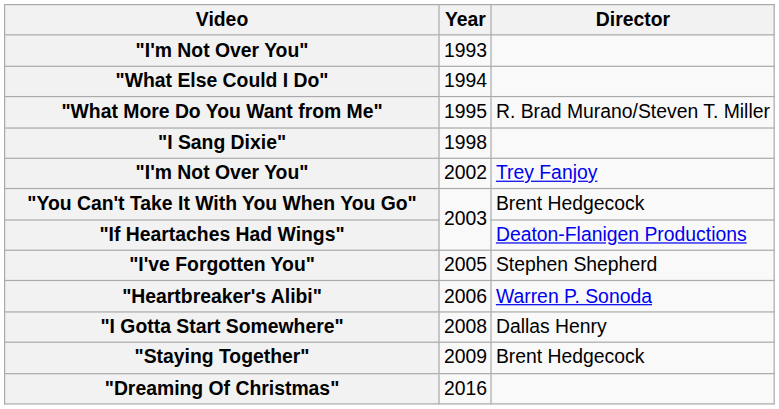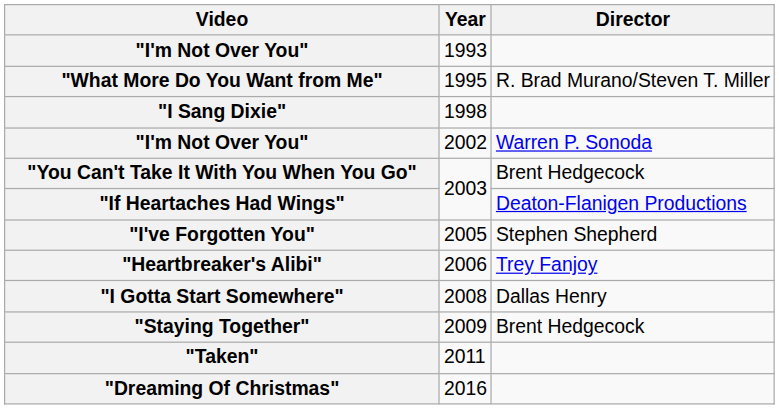- row: (222, 81)
(547, 173) Trey Fanjoy -> (574, 142) Warren P. Sonoda
(574, 296) Warren P. Sonoda -> (547, 265) Trey Fanjoy
+ row: (222, 357)
